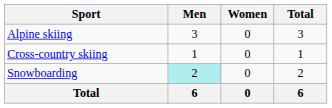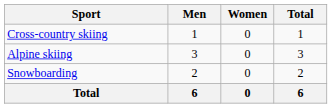rows swapped: (40, 34) <-> (57, 54)
(194, 73) paleturquoise background -> (194, 73) no background
